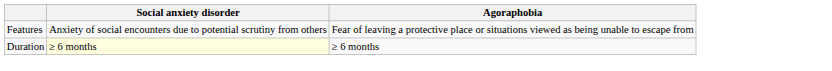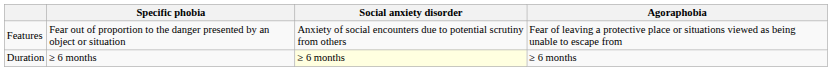+ column: (171, 12)
